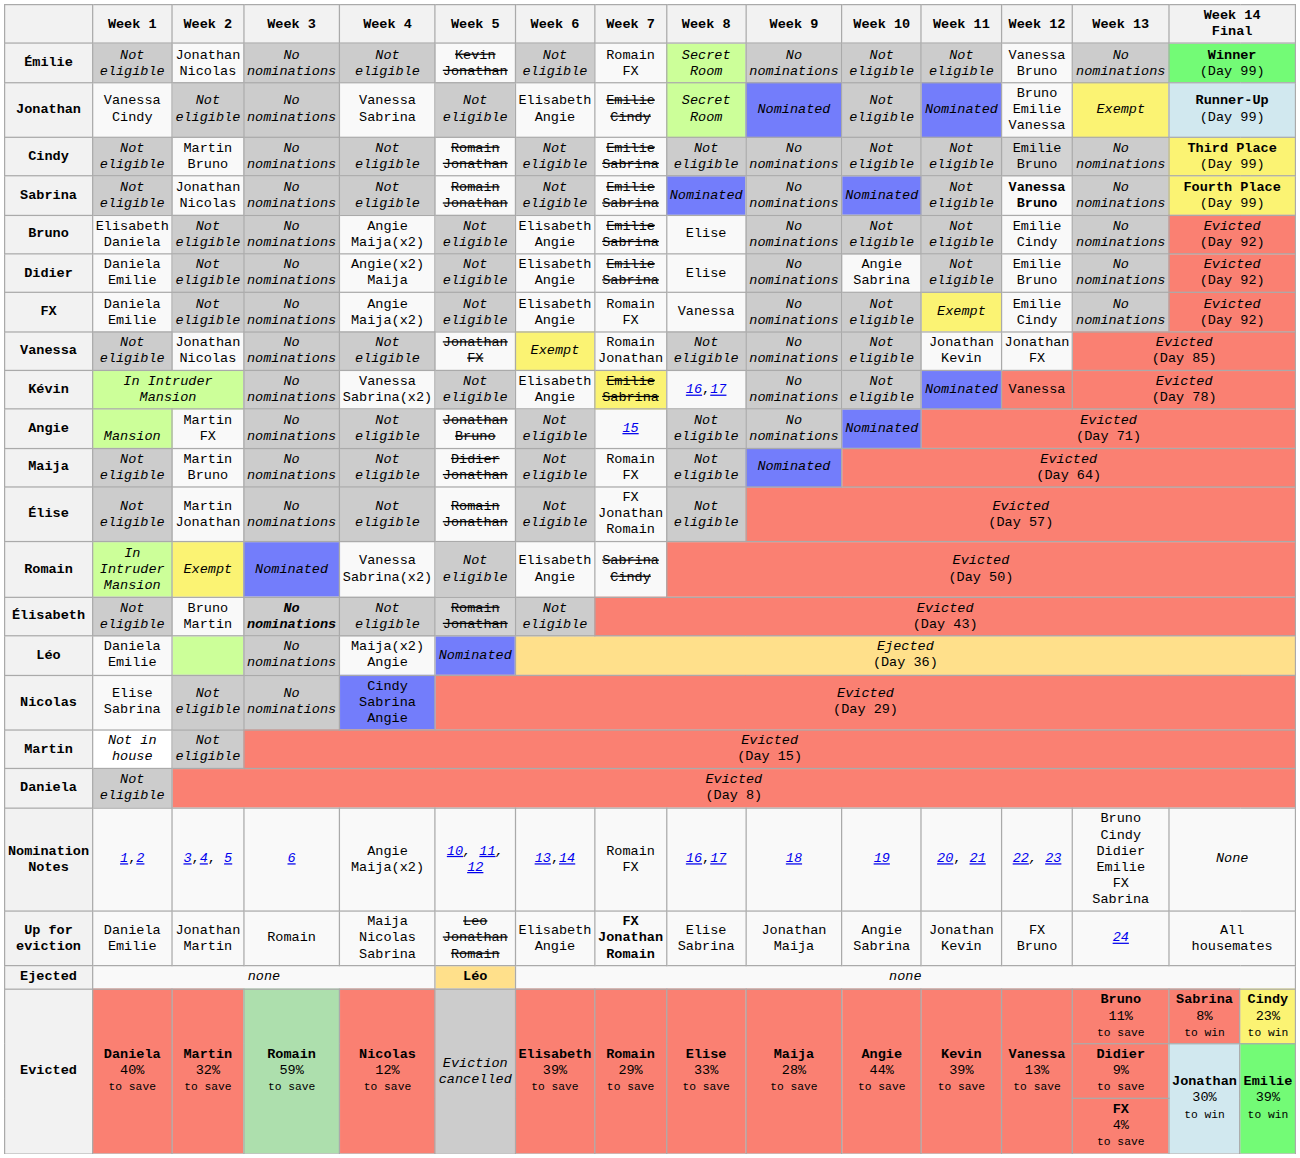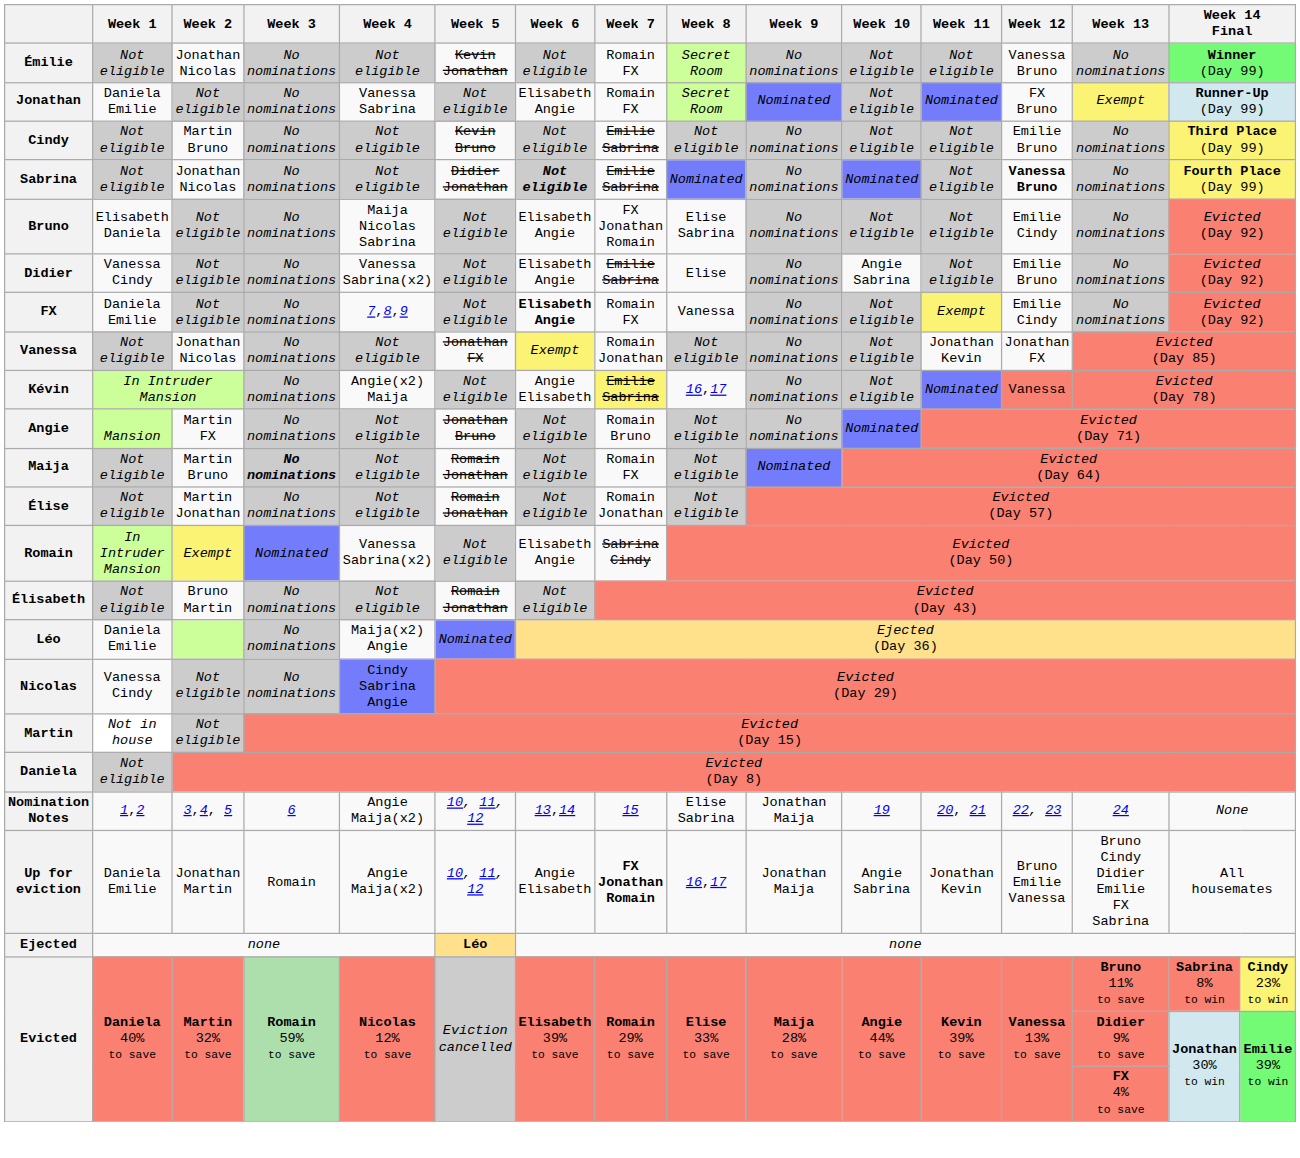(132, 109) Vanessa Cindy -> (132, 101) Daniela Emilie
(631, 109) Emilie Cindy -> (631, 101) Romain FX
(1037, 109) Bruno Emilie Vanessa -> (1037, 101) FX Bruno
(475, 156) Romain Jonathan -> (475, 140) Kevin Bruno
(1037, 156) lightgrey background -> (1037, 140) no background
(475, 195) Romain Jonathan -> (475, 179) Didier Jonathan
(555, 195) normal -> (555, 179) bold
(387, 234) Angie Maija(x2) -> (387, 226) Maija Nicolas Sabrina
(631, 234) Emilie Sabrina -> (631, 226) FX Jonathan Romain
(706, 234) Elise -> (706, 226) Elise Sabrina
(132, 273) Daniela Emilie -> (132, 273) Vanessa Cindy
(387, 273) Angie(x2) Maija -> (387, 273) Vanessa Sabrina(x2)
(387, 312) Angie Maija(x2) -> (387, 312) 7,8,9
(555, 312) normal -> (555, 312) bold
(387, 389) Vanessa Sabrina(x2) -> (387, 389) Angie(x2) Maija
(555, 389) Elisabeth Angie -> (555, 389) Angie Elisabeth
(631, 428) 15 -> (631, 428) Romain Bruno
(292, 467) normal -> (292, 467) bold
(475, 467) Didier Jonathan -> (475, 467) Romain Jonathan
(631, 514) FX Jonathan Romain -> (631, 506) Romain Jonathan
(292, 616) bold -> (292, 600) normal
(475, 616) lightgrey background -> (475, 600) no background
(132, 702) Elise Sabrina -> (132, 685) Vanessa Cindy
(631, 859) Romain FX -> (631, 810) 15
(706, 859) 16,17 -> (706, 810) Elise Sabrina
(794, 859) 18 -> (794, 810) Jonathan Maija
(1121, 859) Bruno Cindy Didier Emilie FX Sabrina -> (1121, 810) 24
(387, 938) Maija Nicolas Sabrina -> (387, 881) Angie Maija(x2)
(475, 938) Leo Jonathan Romain -> (475, 881) 10, 11, 12
(555, 938) Elisabeth Angie -> (555, 881) Angie Elisabeth
(706, 938) Elise Sabrina -> (706, 881) 16,17
(1037, 938) FX Bruno -> (1037, 881) Bruno Emilie Vanessa
(1121, 938) 24 -> (1121, 881) Bruno Cindy Didier Emilie FX Sabrina
